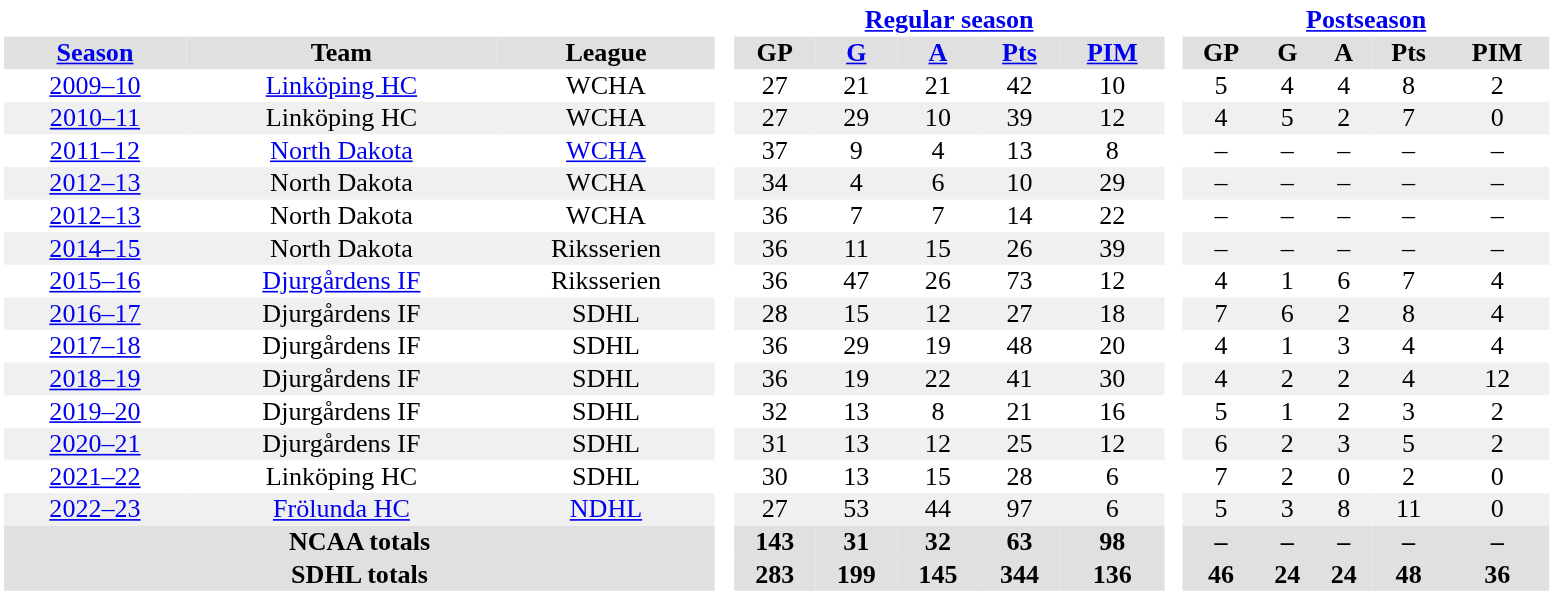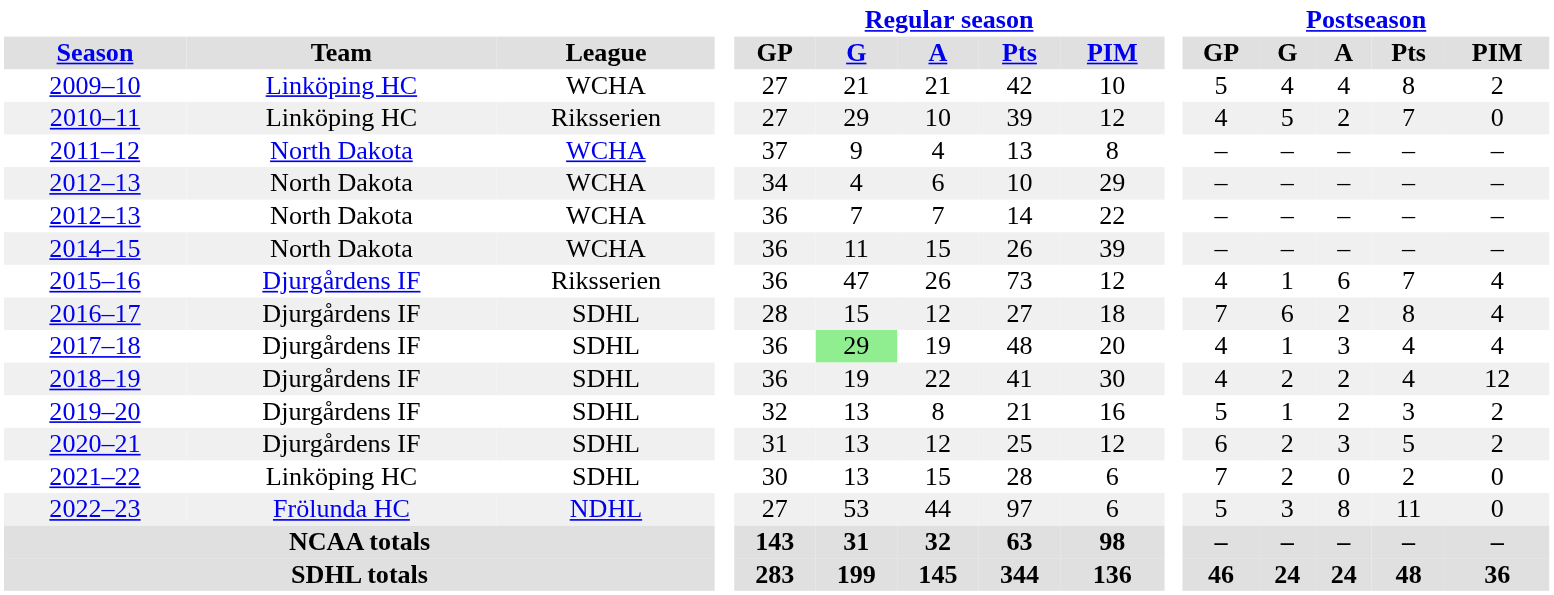(606, 117) WCHA -> (606, 117) Riksserien
(606, 248) Riksserien -> (606, 248) WCHA
(856, 345) no background -> (856, 345) lightgreen background
